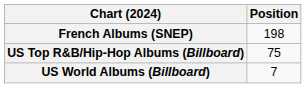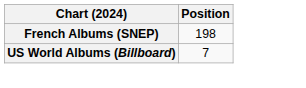- row: (126, 53)
